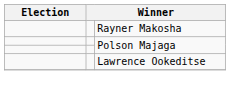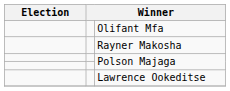+ row: (45, 29)
